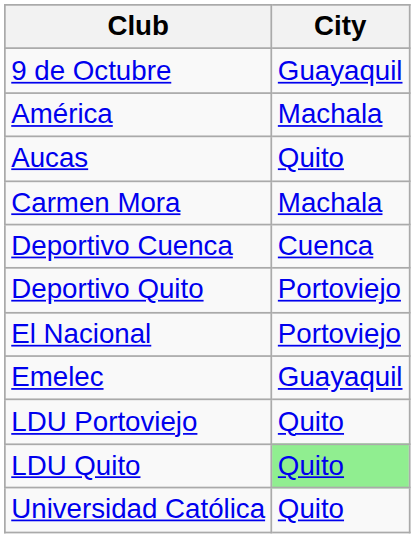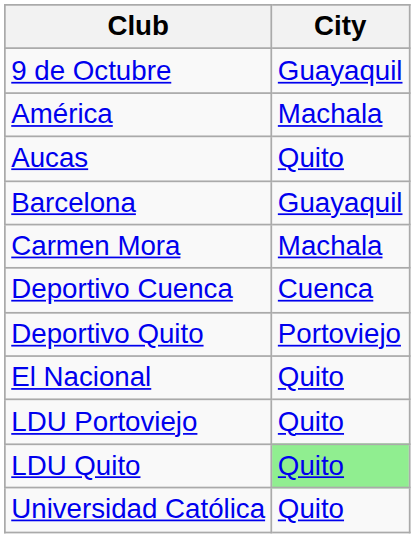+ row: (74, 202)
(339, 333) Portoviejo -> (311, 377) Quito
- row: (57, 377)
